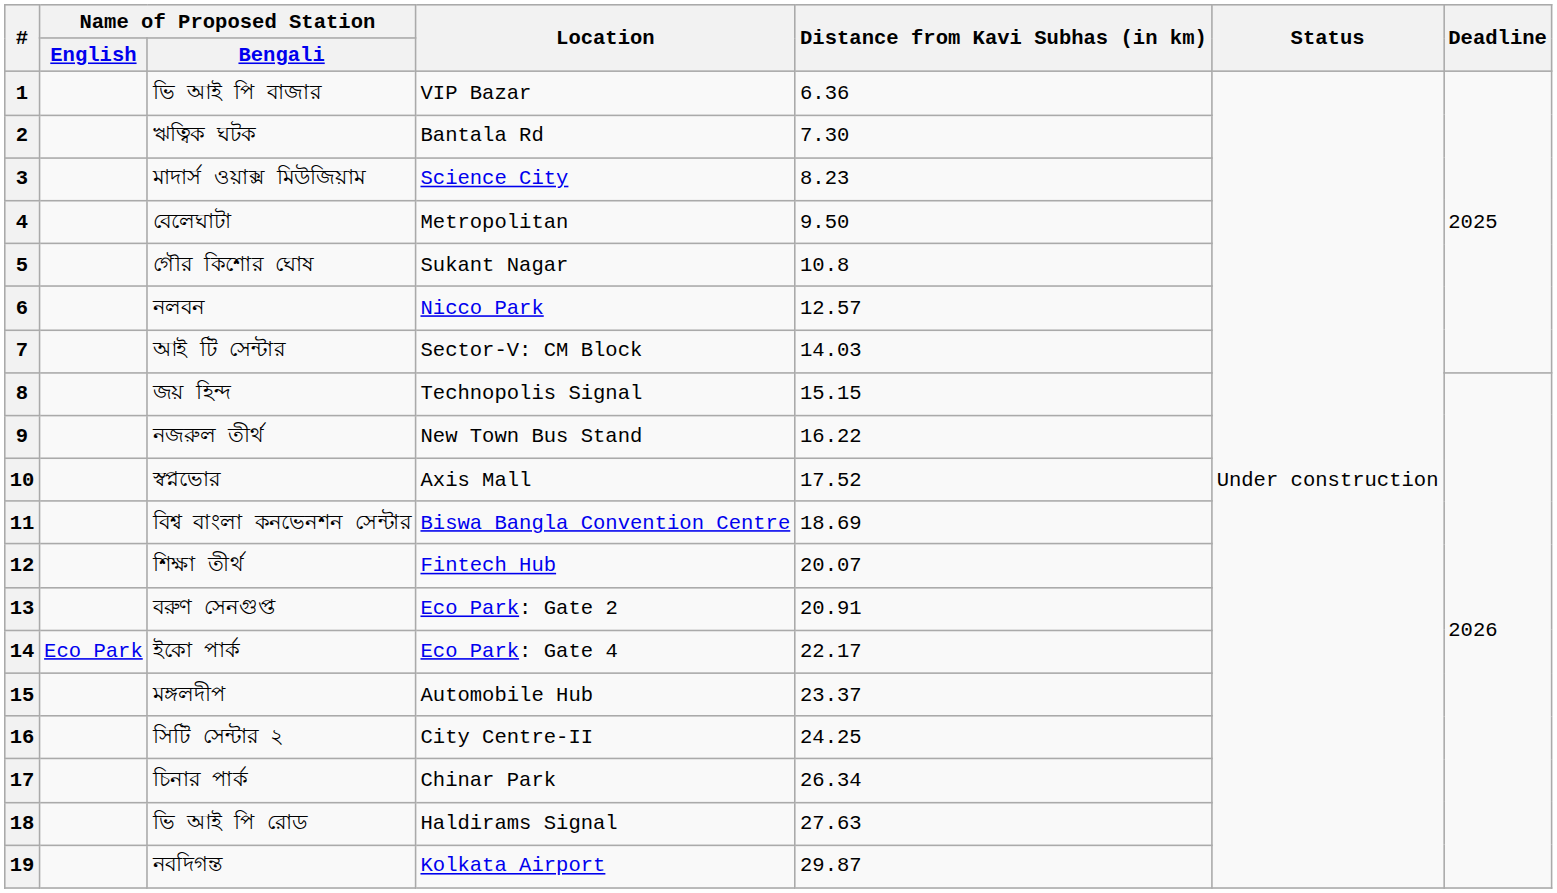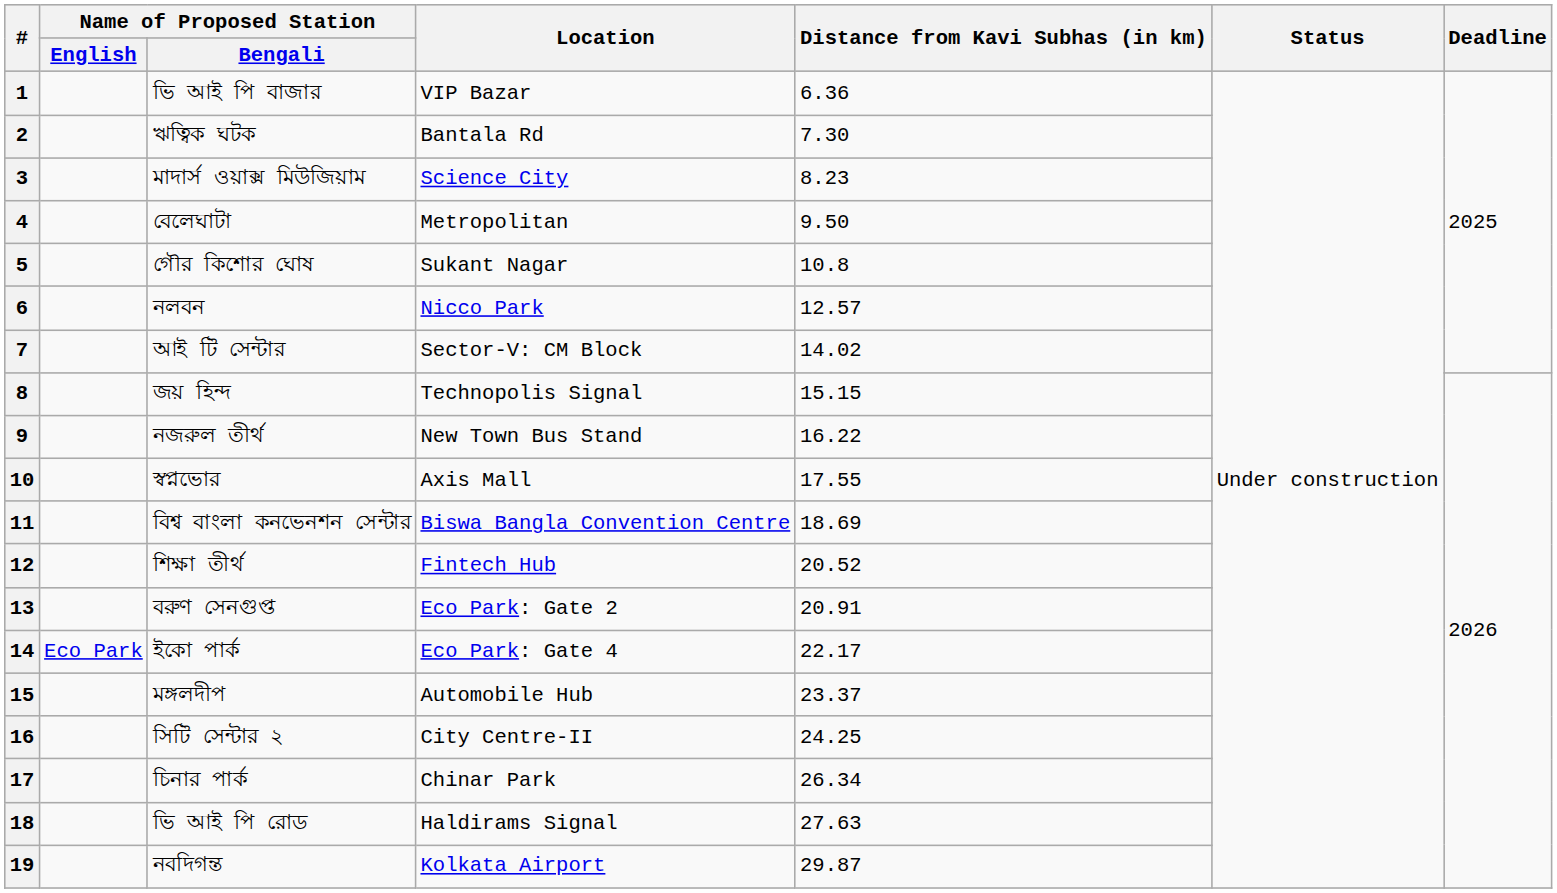(831, 351) 14.03 -> (831, 351) 14.02
(831, 480) 17.52 -> (831, 480) 17.55
(831, 566) 20.07 -> (831, 566) 20.52
